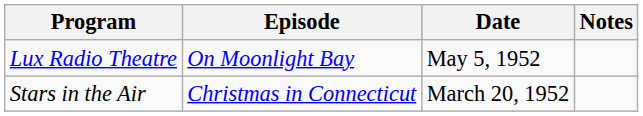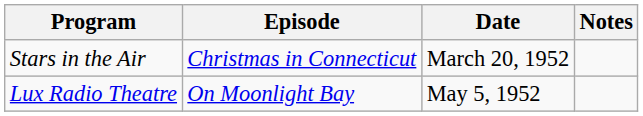rows swapped: (78, 93) <-> (93, 57)
